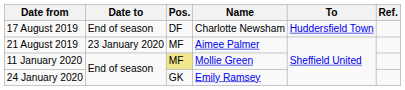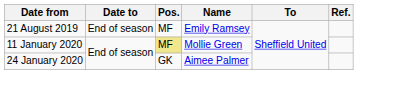- row: (42, 28)
(126, 45) 23 January 2020 -> (120, 28) End of season
(227, 45) Aimee Palmer -> (217, 28) Emily Ramsey
(228, 77) Emily Ramsey -> (216, 61) Aimee Palmer
